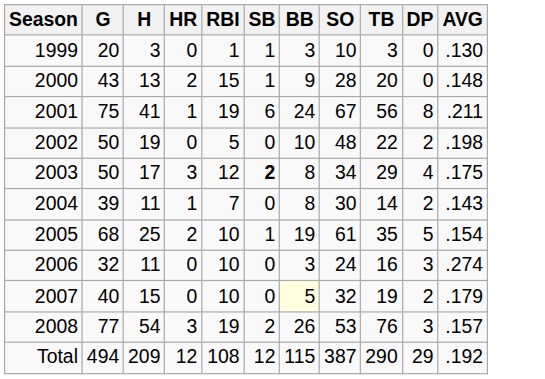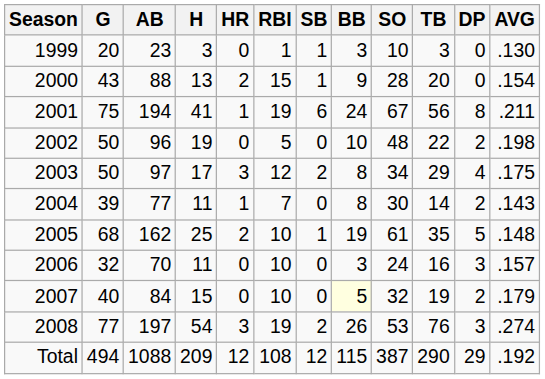+ column: (150, 19)
(464, 81) .148 -> (516, 81) .154
(270, 173) bold -> (322, 173) normal
(464, 234) .154 -> (516, 234) .148
(464, 265) .274 -> (516, 265) .157
(464, 326) .157 -> (516, 326) .274
